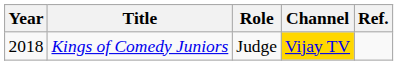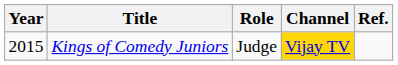(26, 45) 2018 -> (26, 45) 2015
